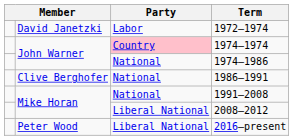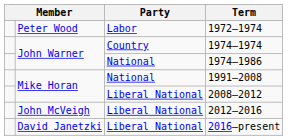(60, 29) David Janetzki -> (48, 29) Peter Wood
(134, 45) pink background -> (128, 45) no background
- row: (241, 78)
+ row: (235, 110)
(48, 127) Peter Wood -> (60, 127) David Janetzki
